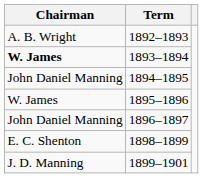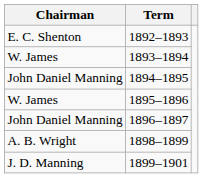(42, 36) A. B. Wright -> (44, 36) E. C. Shenton
(35, 57) bold -> (33, 57) normal
(44, 141) E. C. Shenton -> (42, 141) A. B. Wright
